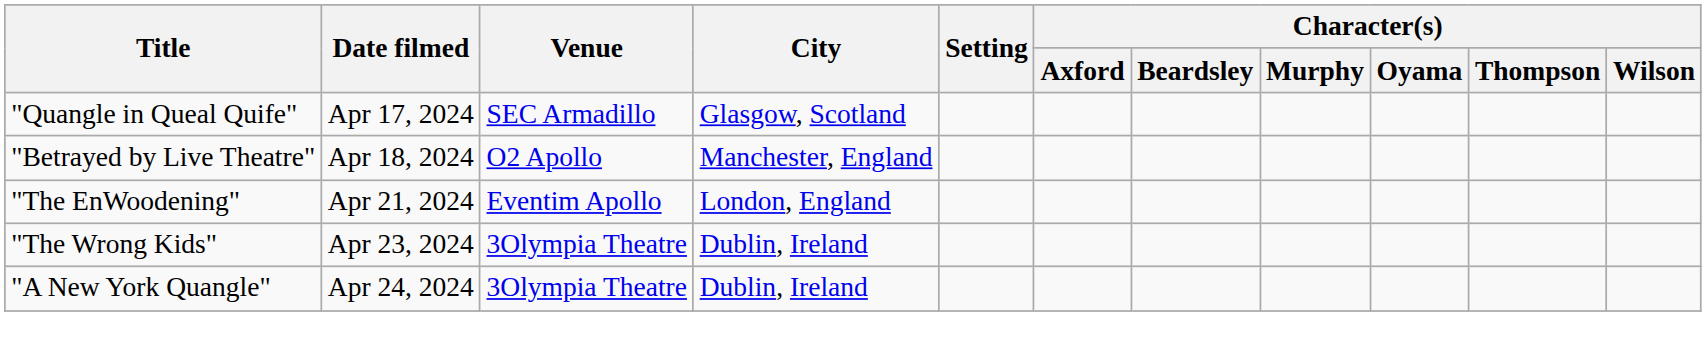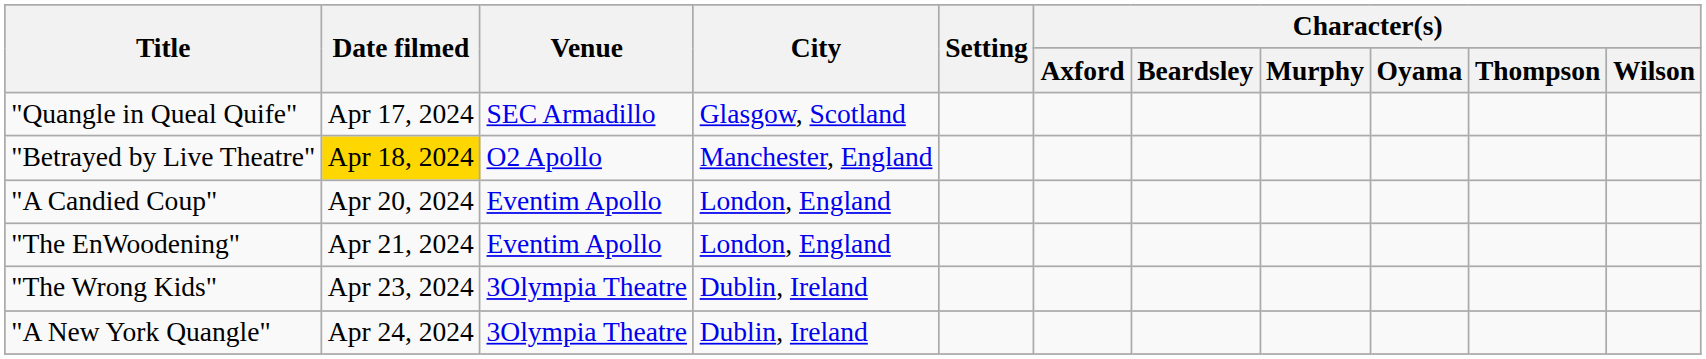(401, 157) no background -> (401, 157) gold background
+ row: (114, 200)
